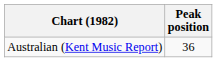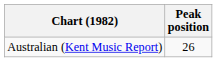(188, 47) 36 -> (188, 47) 26
